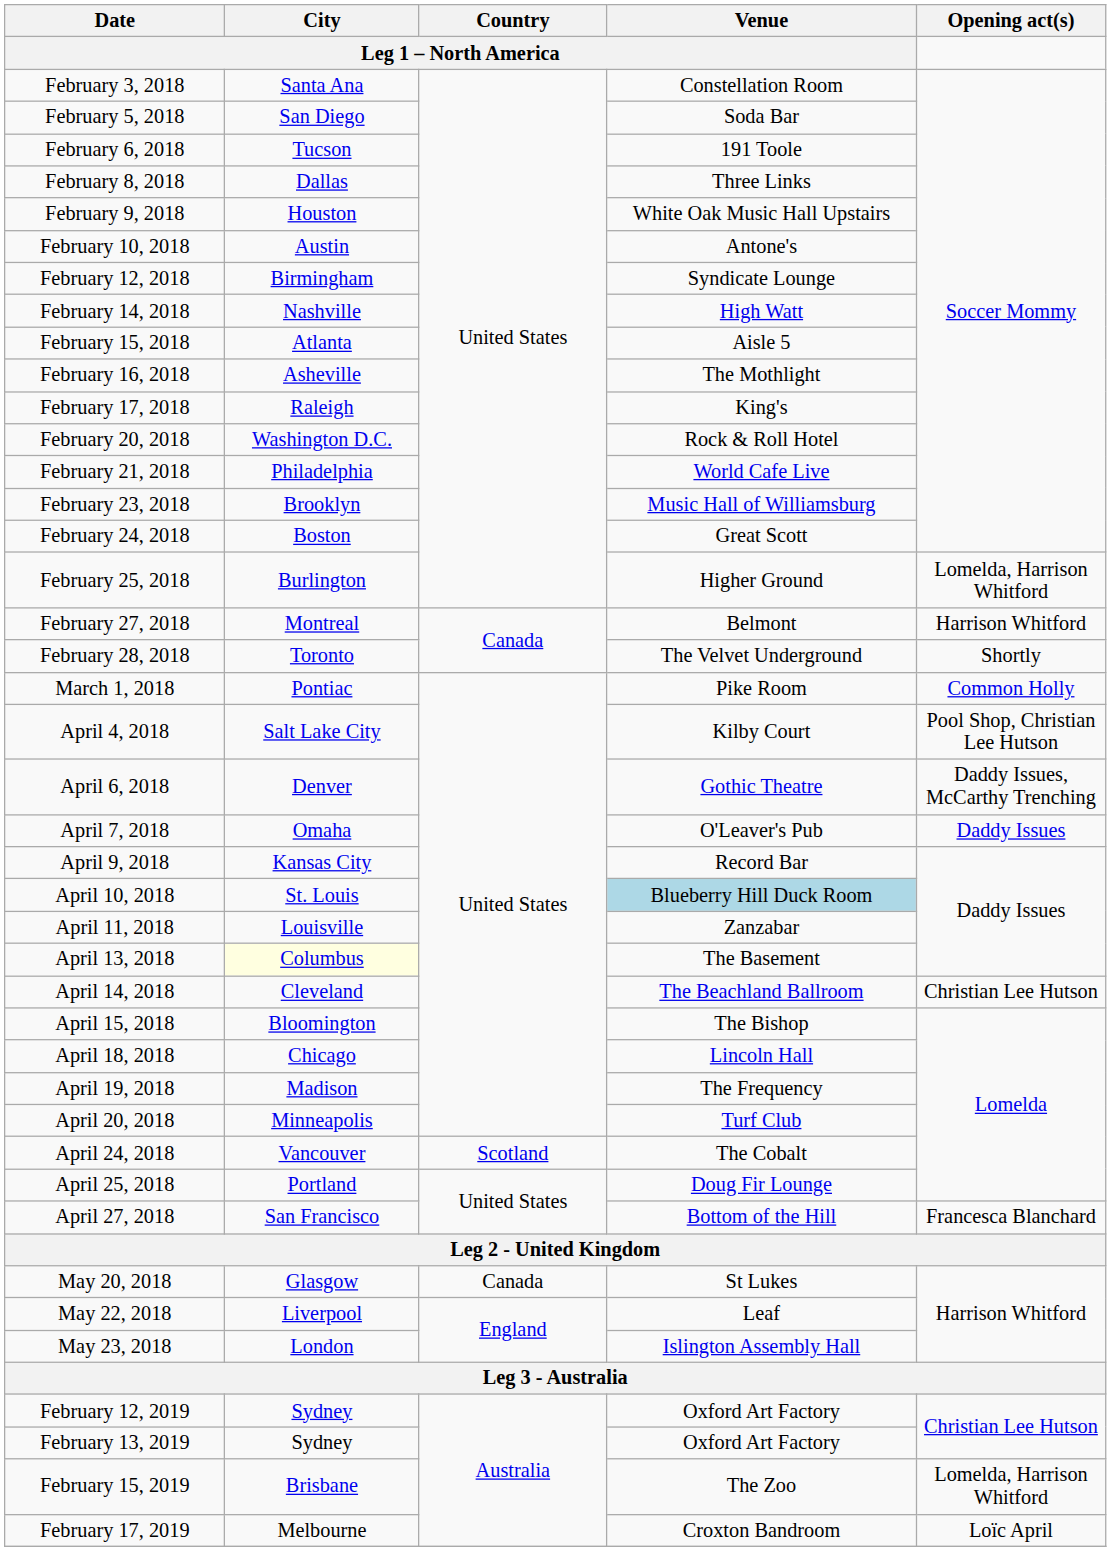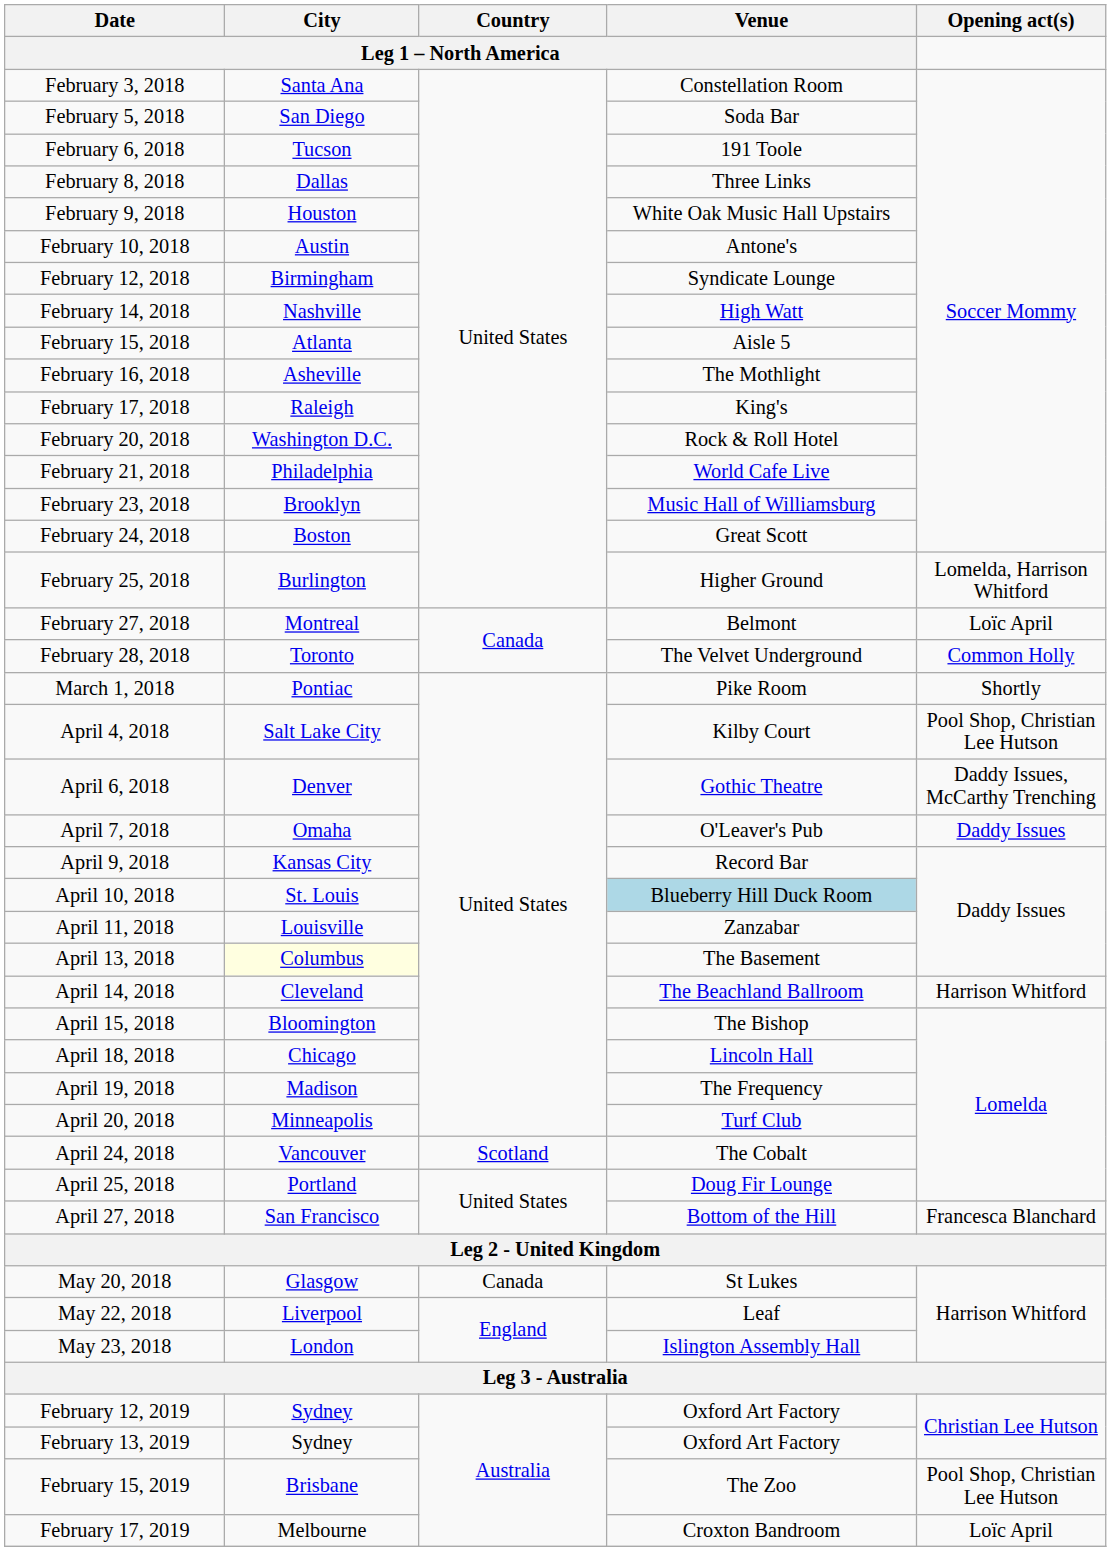(1011, 623) Harrison Whitford -> (1011, 623) Loïc April
(1011, 655) Shortly -> (1011, 655) Common Holly
(1011, 687) Common Holly -> (1011, 687) Shortly
(1011, 991) Christian Lee Hutson -> (1011, 991) Harrison Whitford
(1011, 1486) Lomelda, Harrison Whitford -> (1011, 1486) Pool Shop, Christian Lee Hutson
